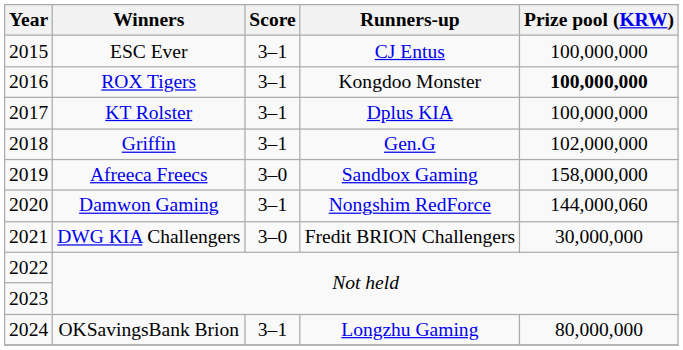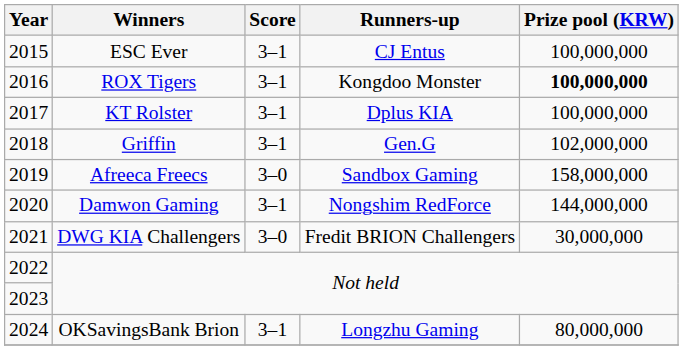(599, 205) 144,000,060 -> (599, 205) 144,000,000
